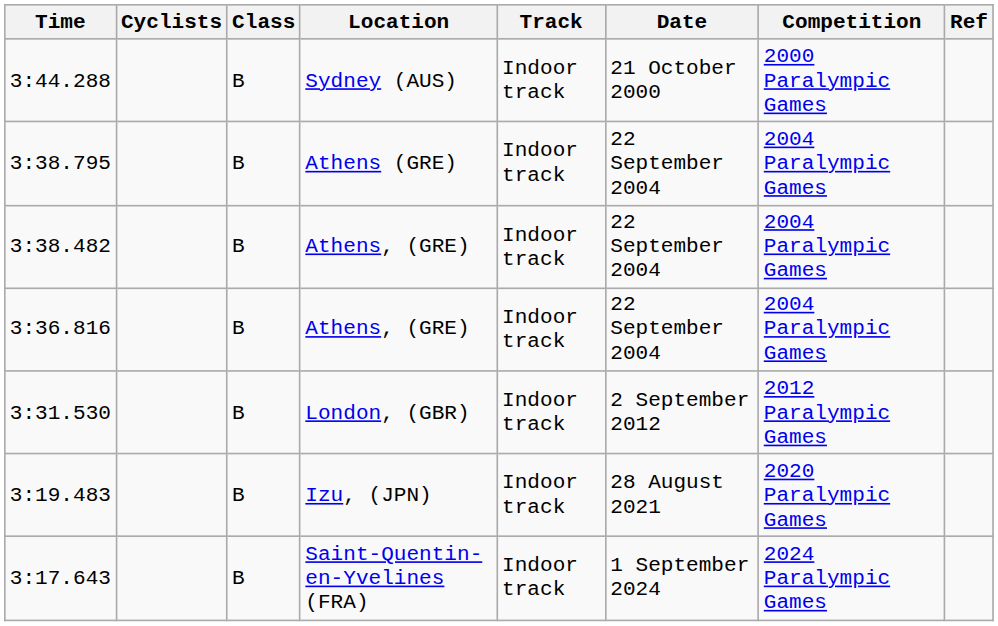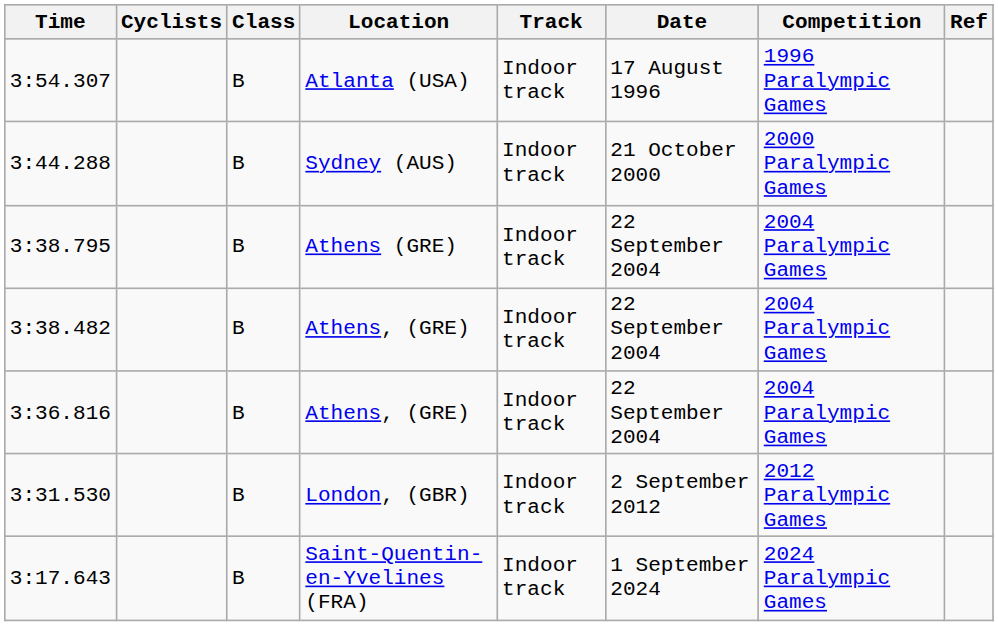+ row: (60, 81)
- row: (60, 495)
